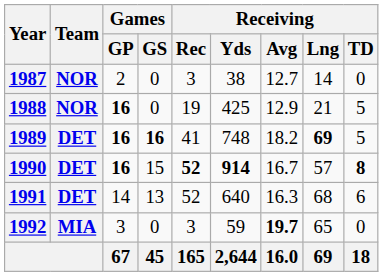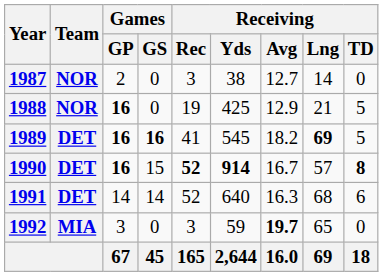(236, 138) 748 -> (236, 138) 545
(155, 197) 13 -> (155, 197) 14
